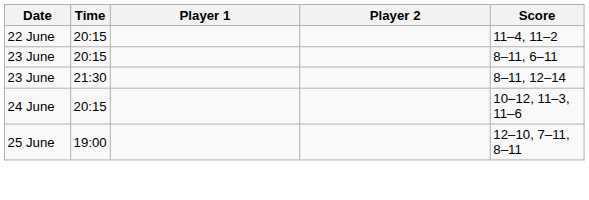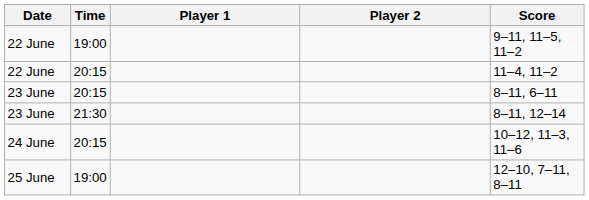+ row: (31, 44)
